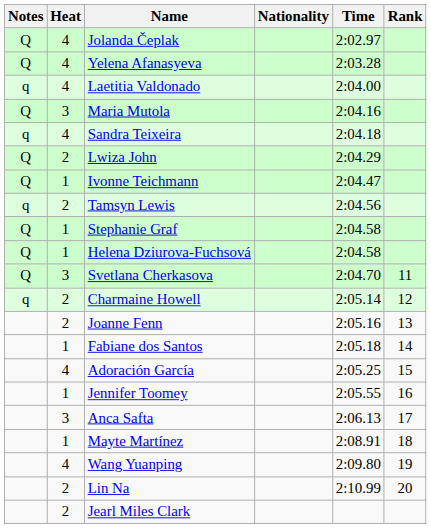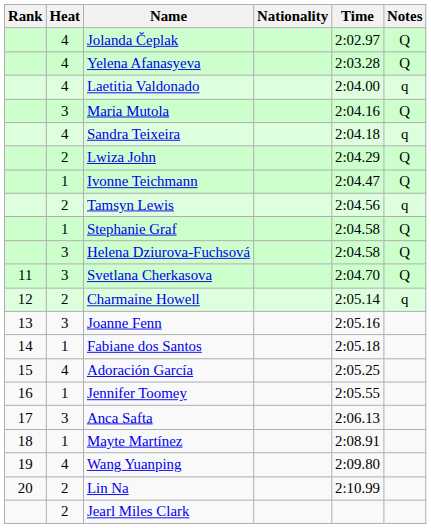columns swapped: (405, 16) <-> (26, 16)
(66, 252) 1 -> (65, 252) 3
(66, 323) 2 -> (65, 323) 3
